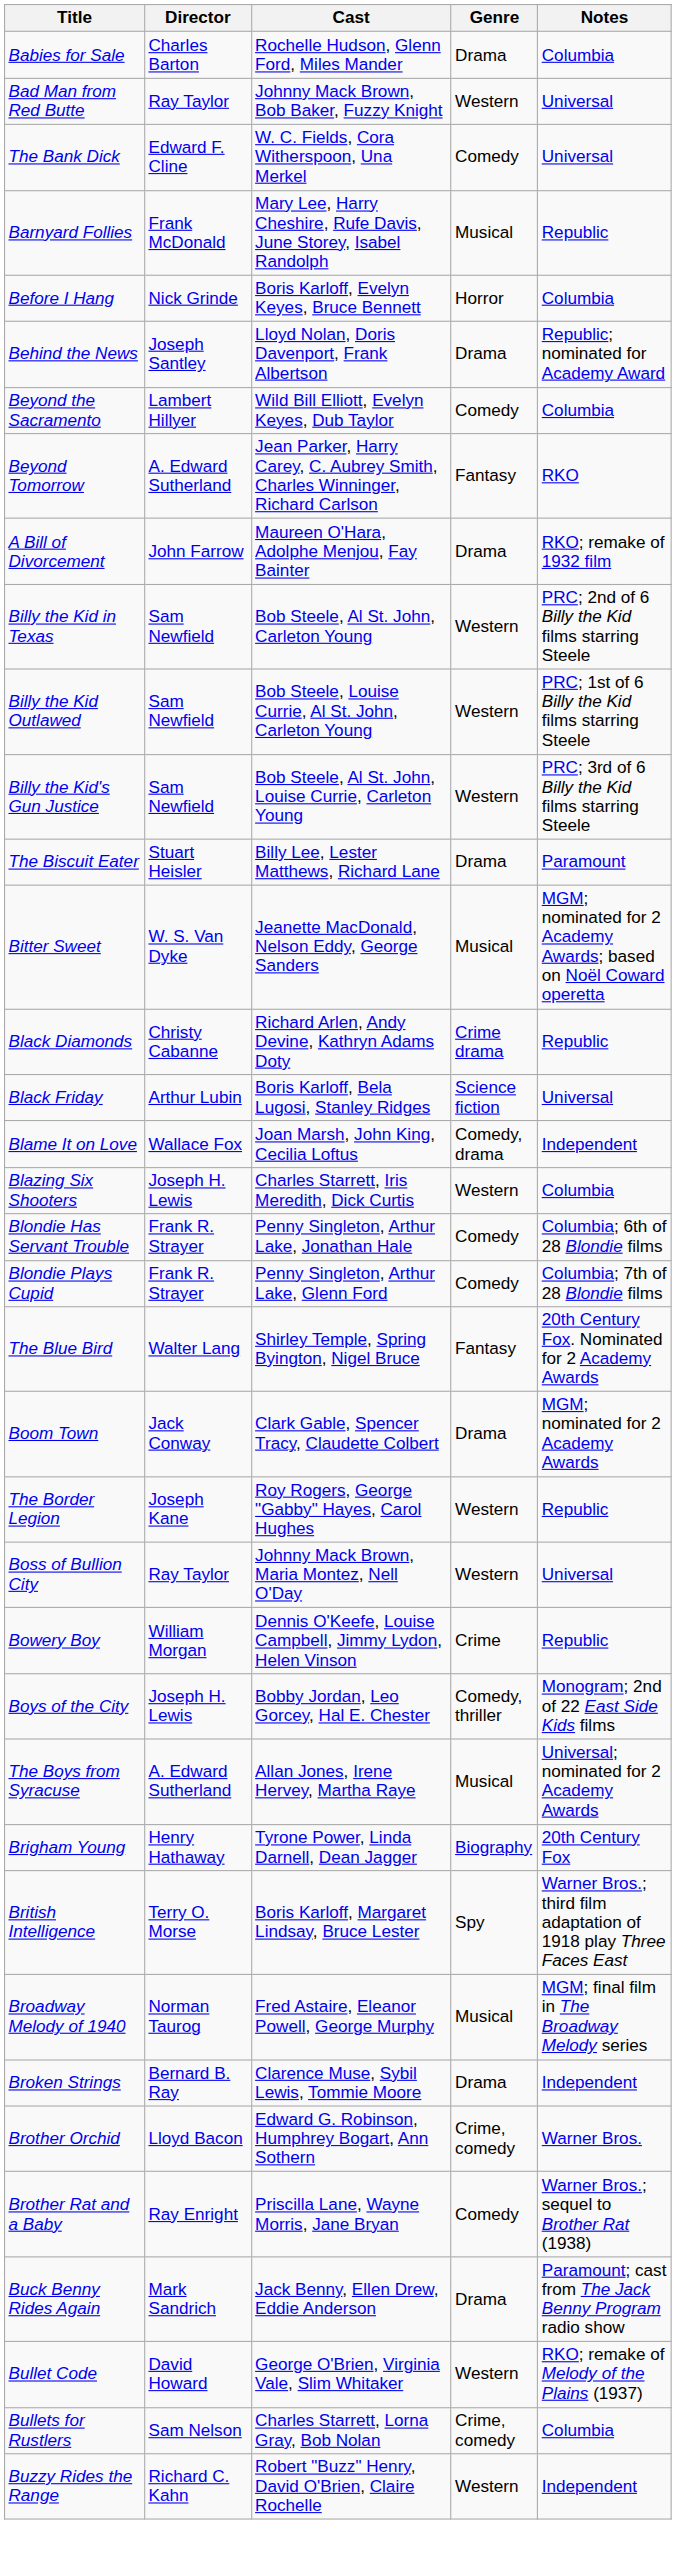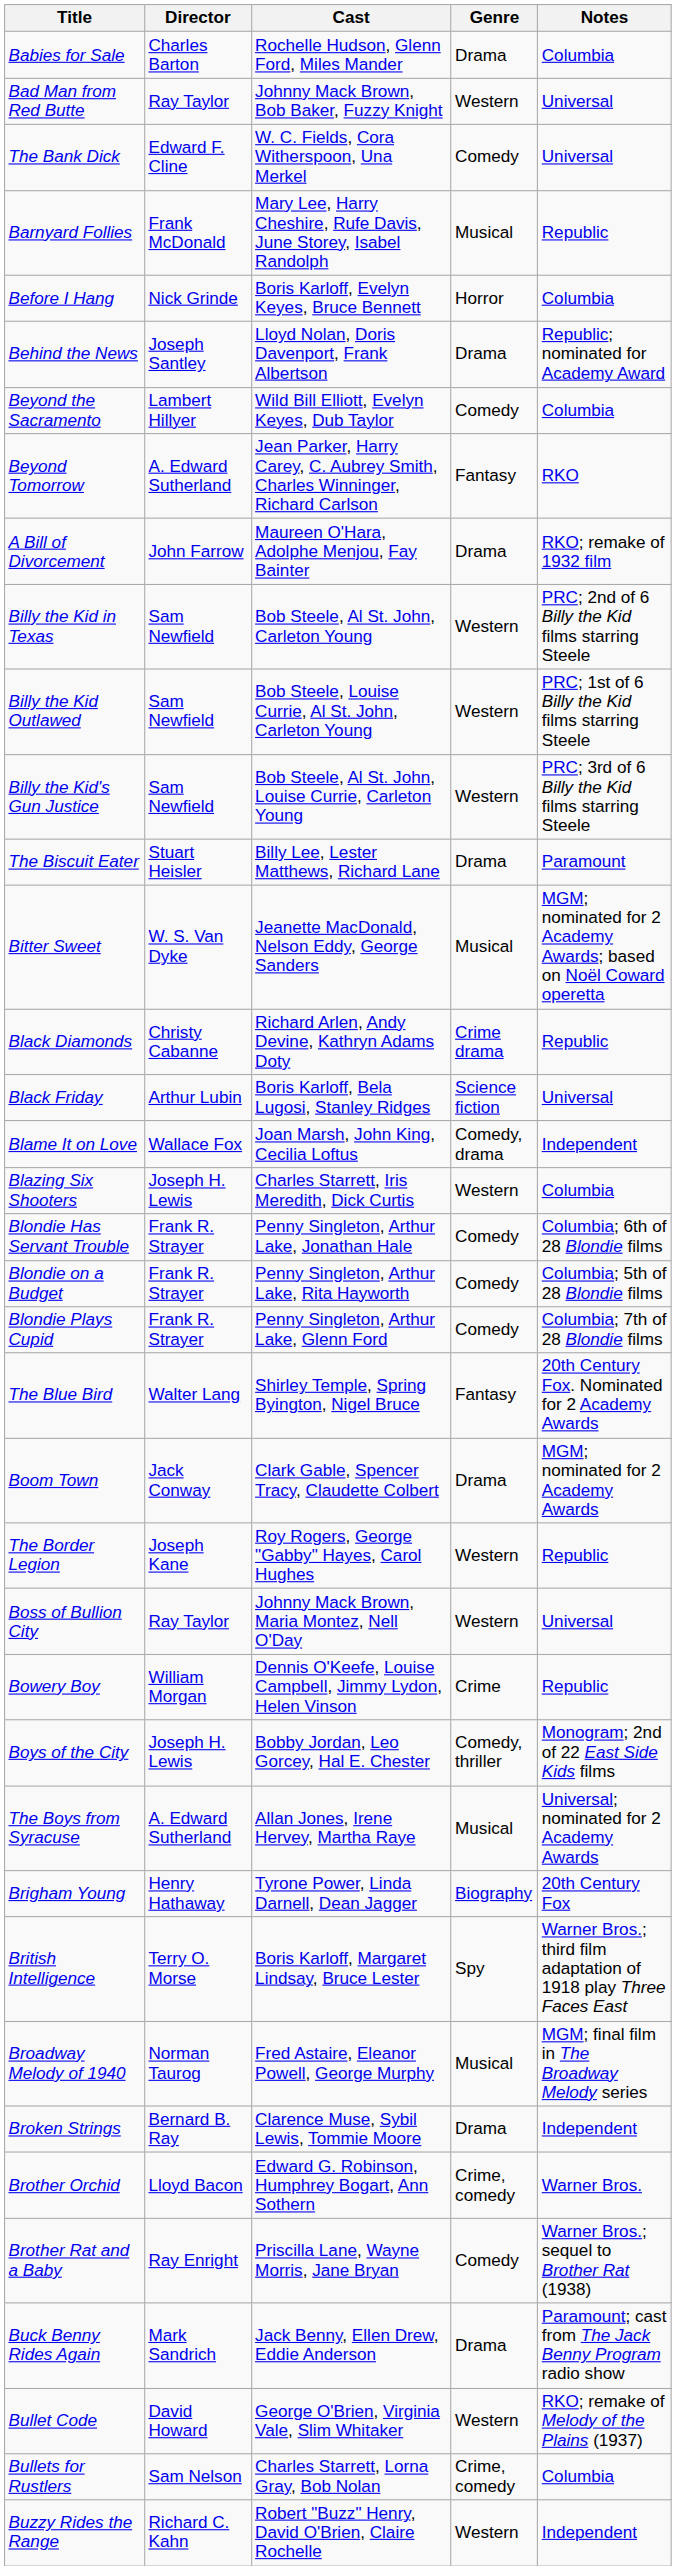+ row: (56, 1283)
